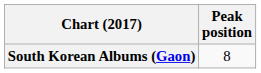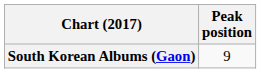(227, 56) 8 -> (227, 56) 9
